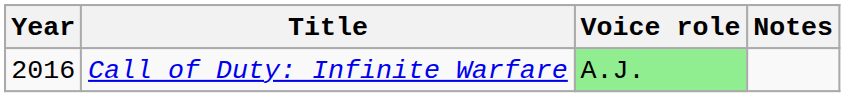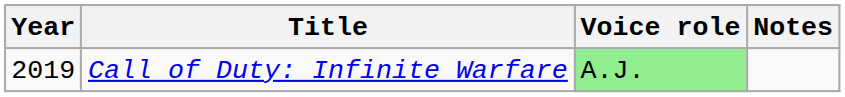(43, 70) 2016 -> (43, 70) 2019
